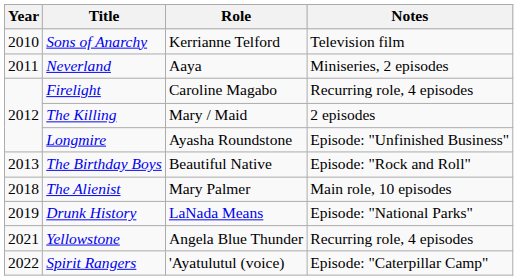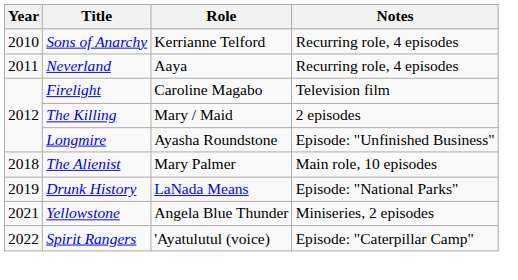(357, 41) Television film -> (377, 41) Recurring role, 4 episodes
(379, 66) Miniseries, 2 episodes -> (377, 66) Recurring role, 4 episodes
(392, 90) Recurring role, 4 episodes -> (343, 90) Television film
- row: (104, 164)
(392, 238) Recurring role, 4 episodes -> (365, 213) Miniseries, 2 episodes
